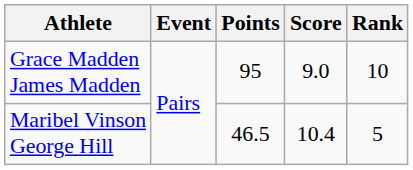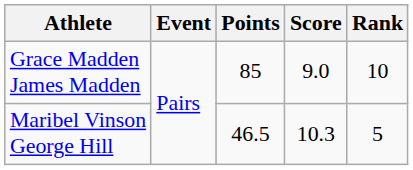(250, 71) 95 -> (250, 71) 85
(316, 133) 10.4 -> (316, 133) 10.3
